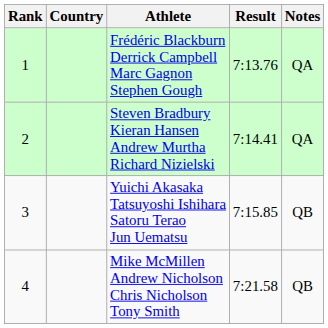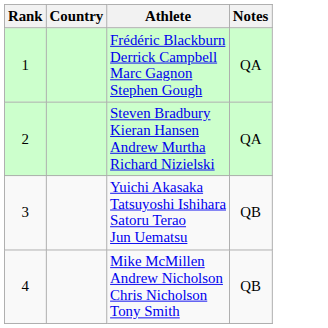- column: (255, 16)
